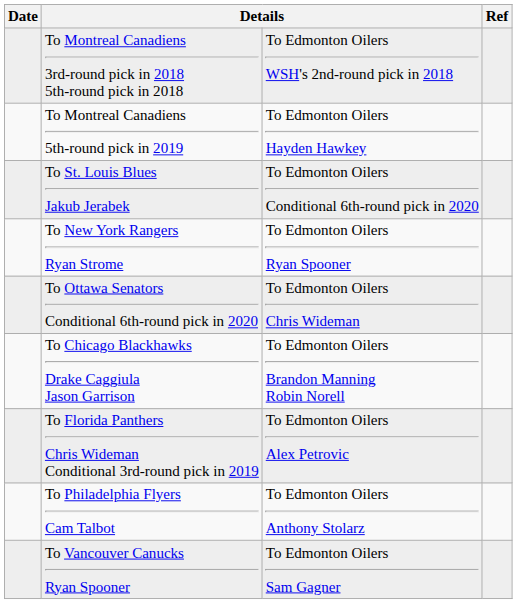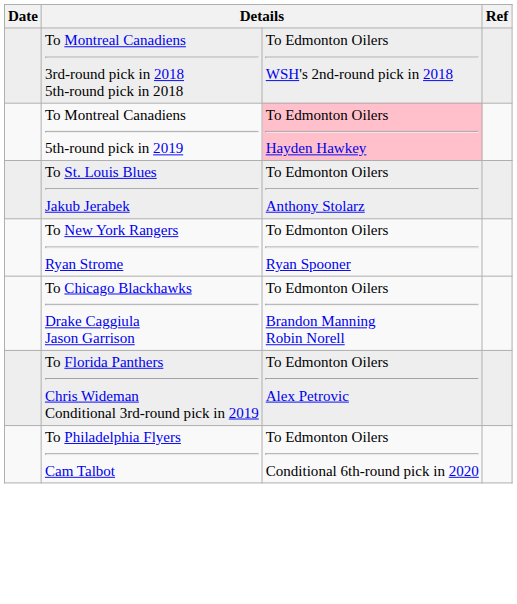(372, 131) no background -> (372, 131) pink background
(372, 189) To Edmonton Oilers Conditional 6th-round pick in 2020 -> (372, 189) To Edmonton Oilers Anthony Stolarz
- row: (152, 304)
(372, 511) To Edmonton Oilers Anthony Stolarz -> (372, 454) To Edmonton Oilers Conditional 6th-round pick in 2020
- row: (152, 569)
